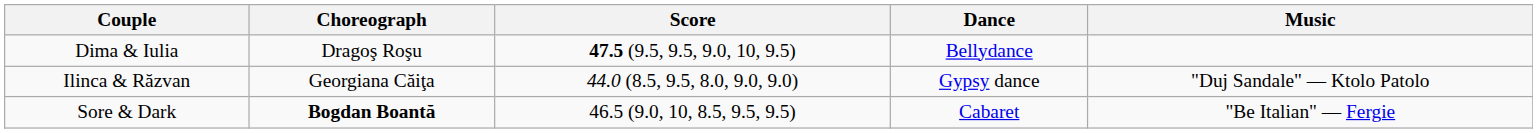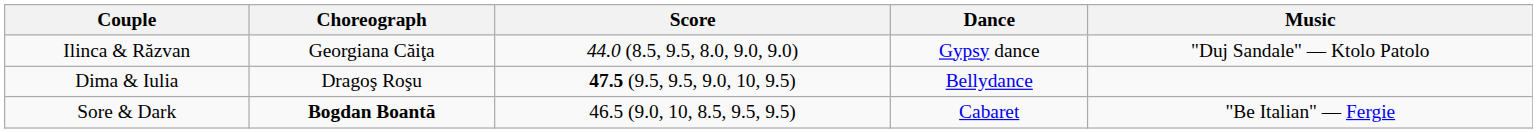rows swapped: (127, 81) <-> (127, 50)
